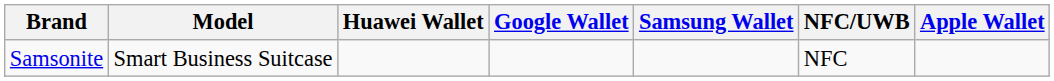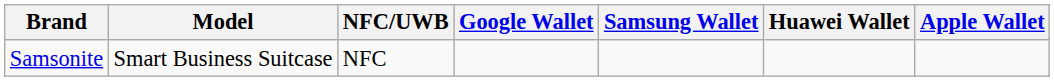columns swapped: (857, 22) <-> (413, 22)
